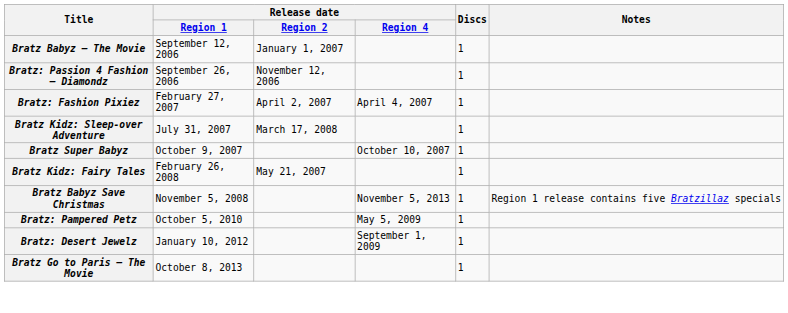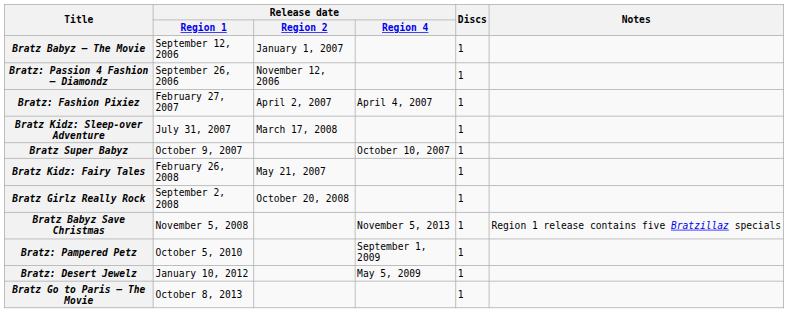+ row: (79, 199)
(389, 220) May 5, 2009 -> (392, 252) September 1, 2009
(392, 241) September 1, 2009 -> (389, 273) May 5, 2009
